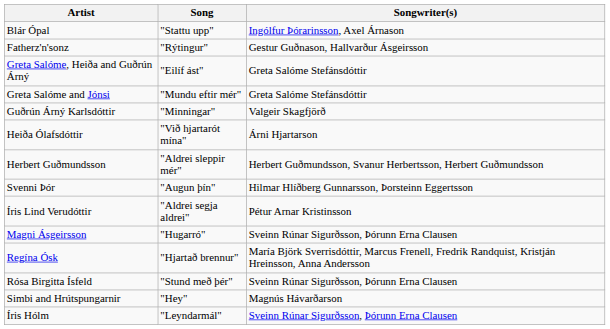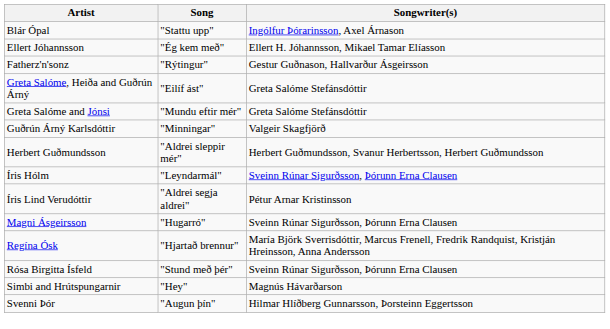+ row: (45, 47)
- row: (45, 135)
rows swapped: (28, 315) <-> (31, 187)
